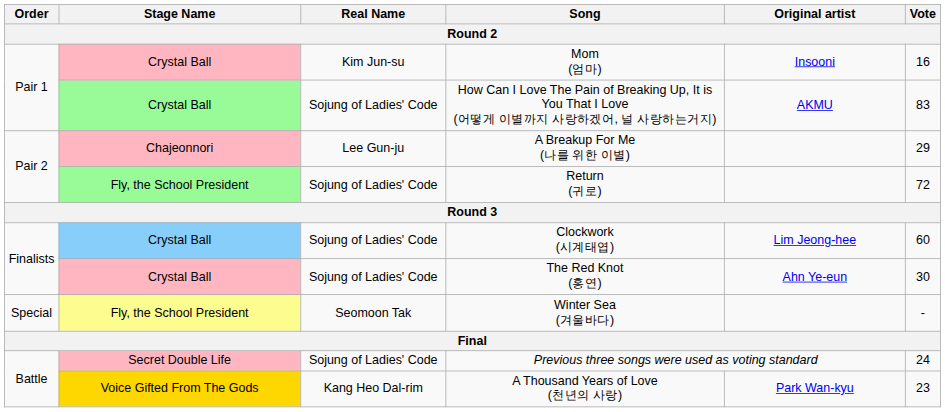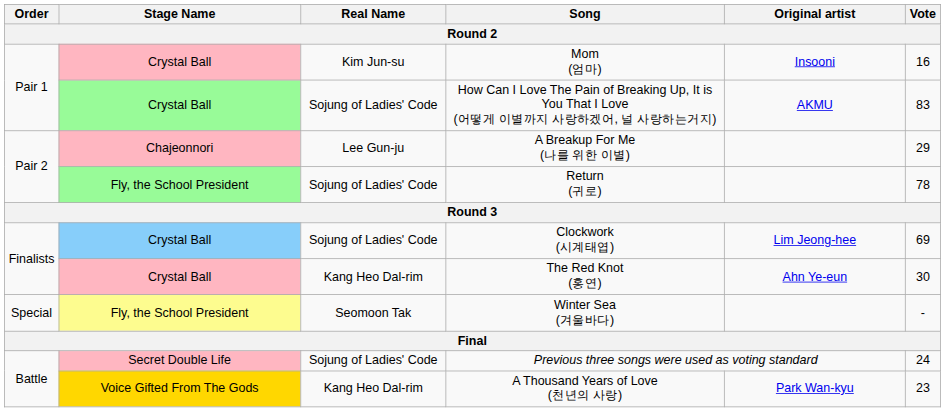(923, 184) 72 -> (923, 184) 78
(923, 240) 60 -> (923, 240) 69
(373, 276) Sojung of Ladies' Code -> (373, 276) Kang Heo Dal-rim
